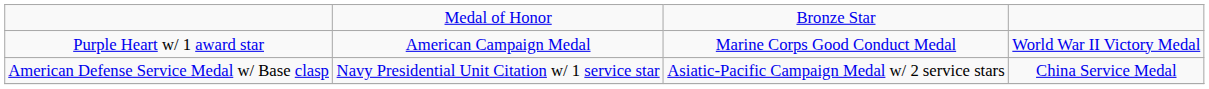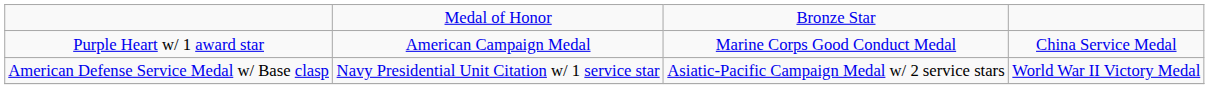(1106, 44) World War II Victory Medal -> (1106, 44) China Service Medal
(1106, 70) China Service Medal -> (1106, 70) World War II Victory Medal
